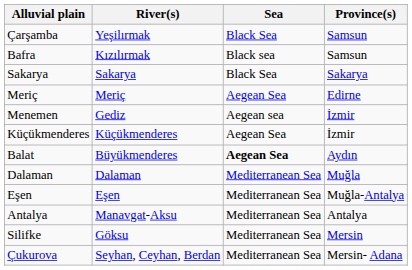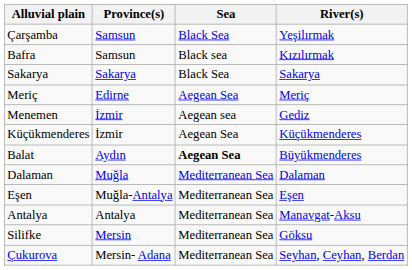columns swapped: (158, 14) <-> (366, 14)
